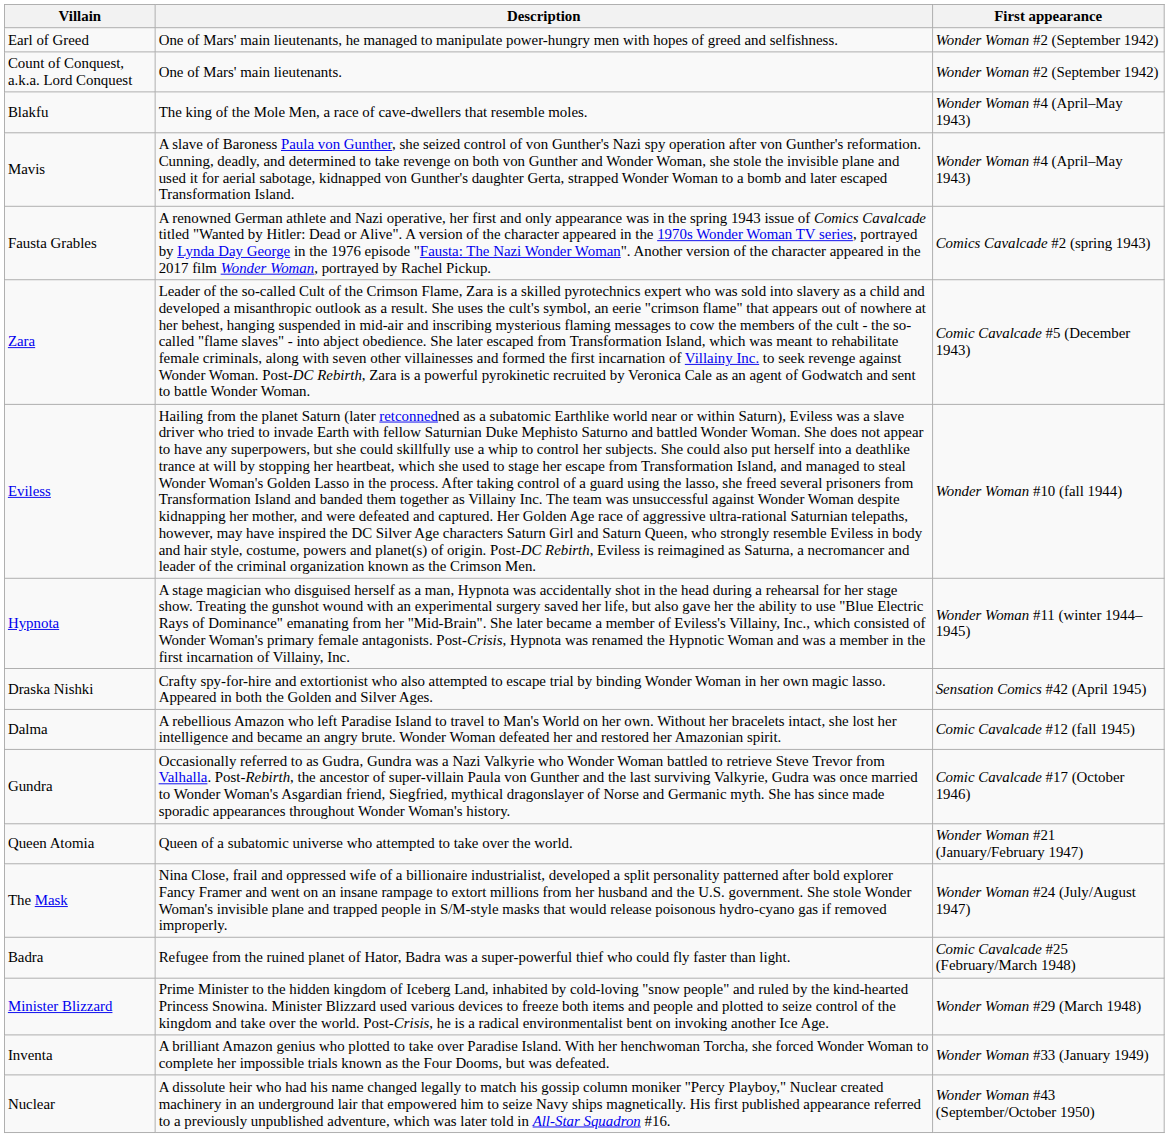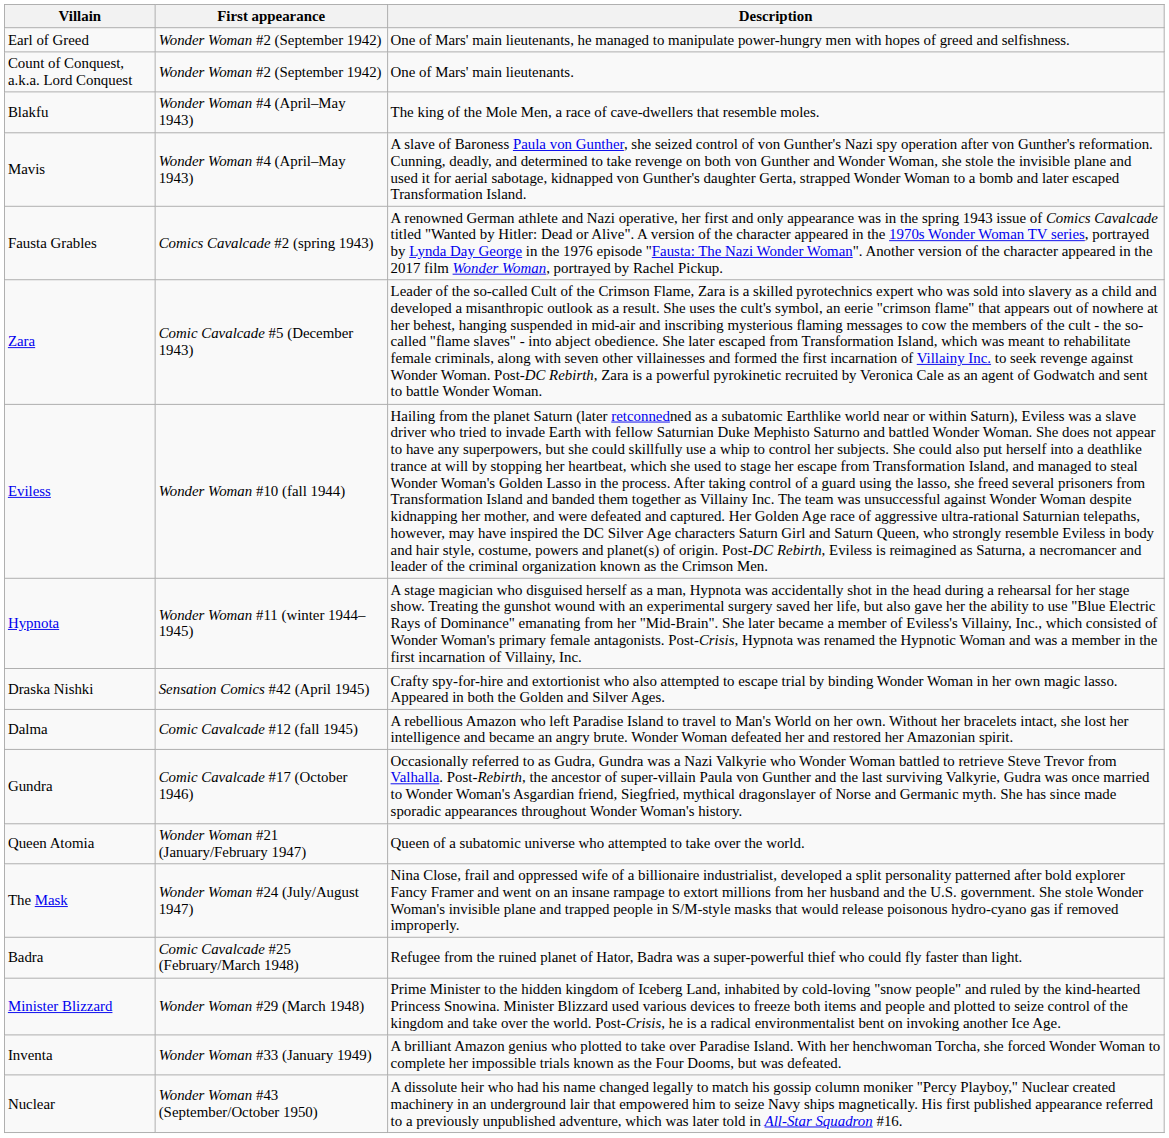columns swapped: (1048, 16) <-> (544, 16)
